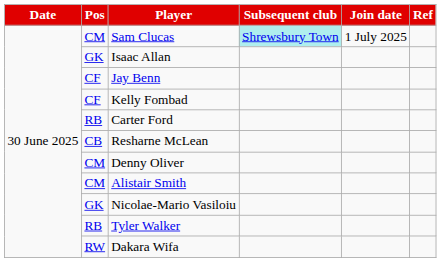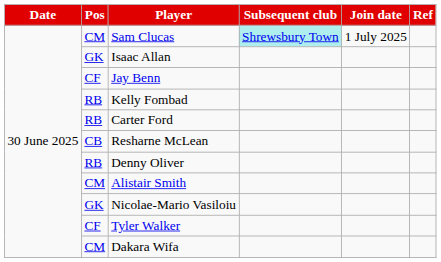(93, 99) CF -> (93, 99) RB
(95, 162) CM -> (93, 162) RB
(93, 225) RB -> (93, 225) CF
(95, 246) RW -> (95, 246) CM
